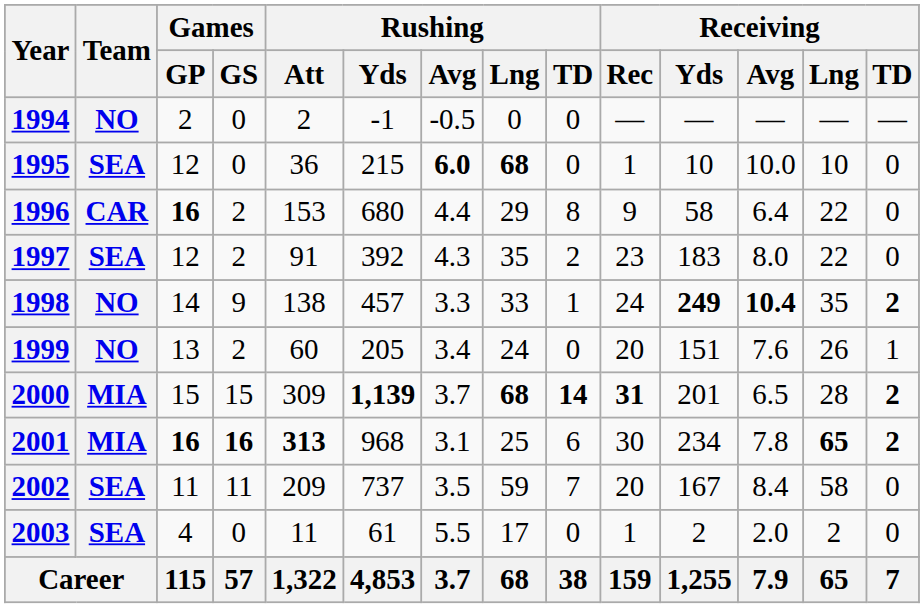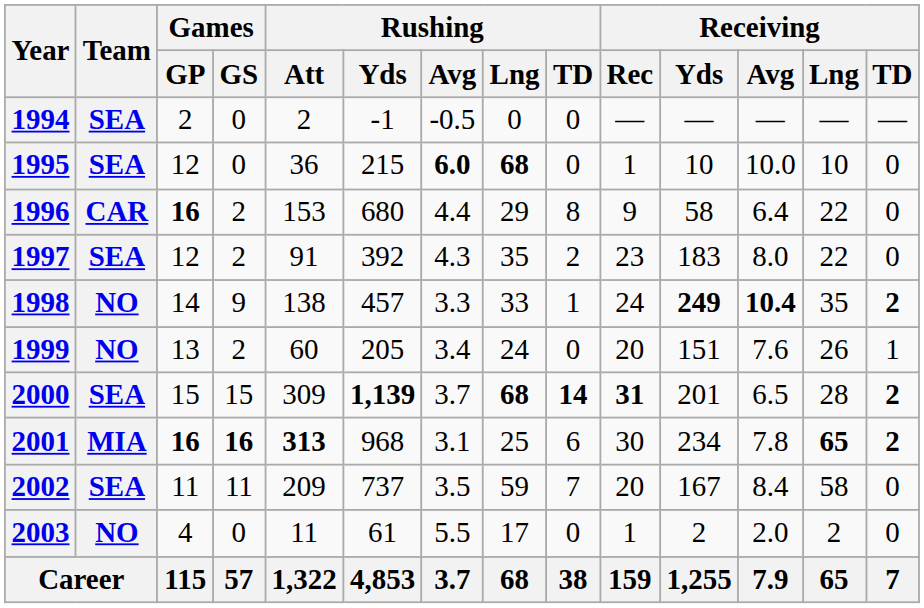(117, 119) NO -> (117, 119) SEA
(117, 394) MIA -> (117, 394) SEA
(117, 532) SEA -> (117, 532) NO
